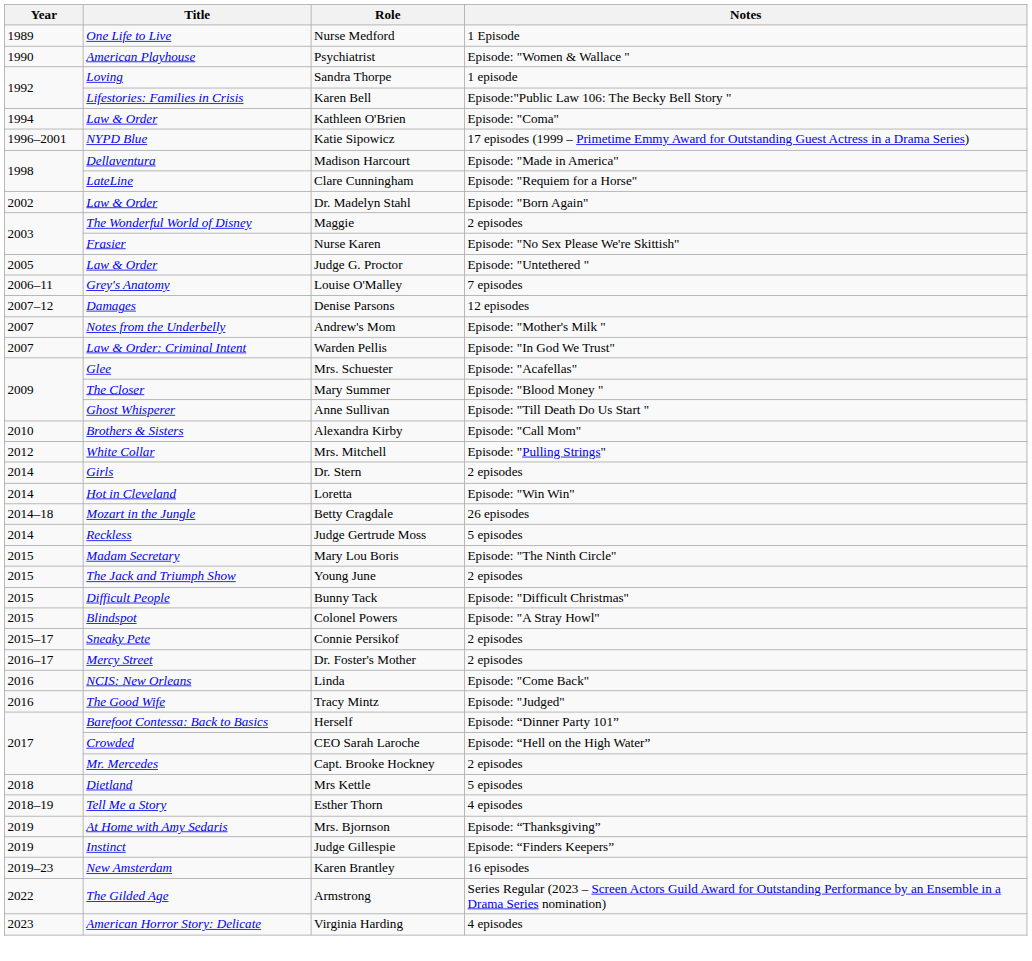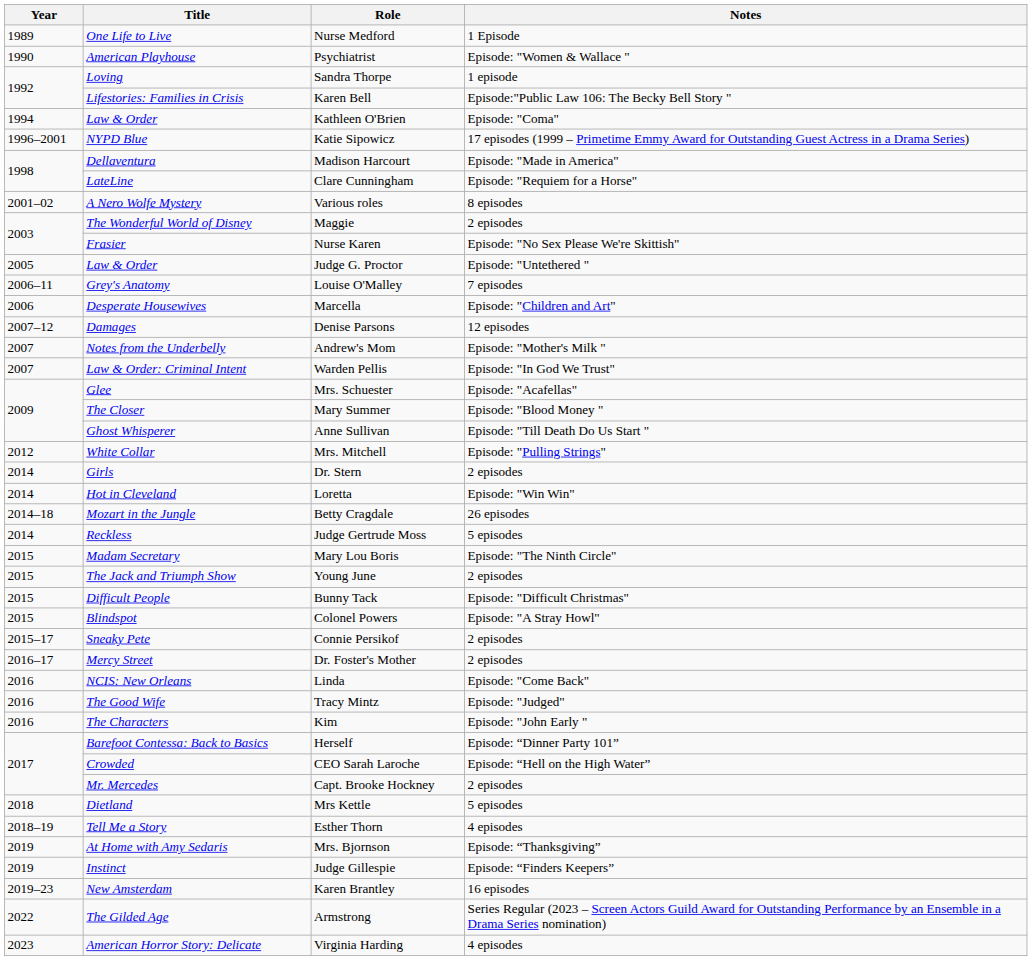+ row: (348, 202)
- row: (362, 202)
+ row: (337, 306)
- row: (358, 431)
+ row: (326, 722)
